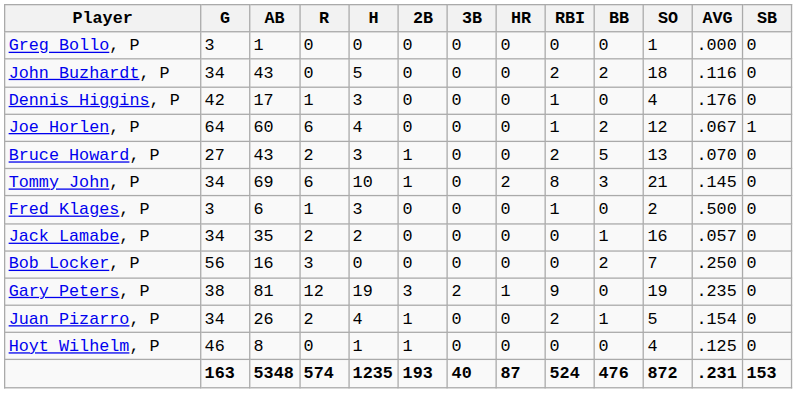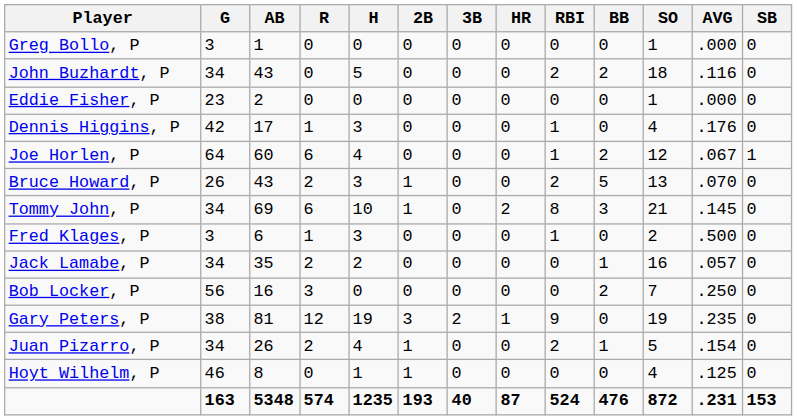+ row: (84, 100)
(215, 155) 27 -> (215, 182) 26
